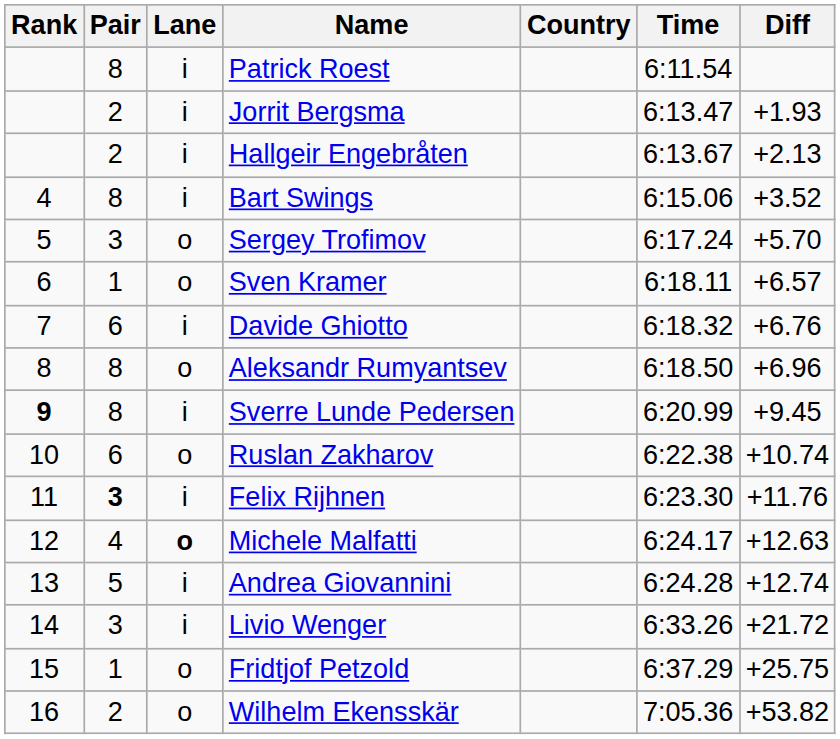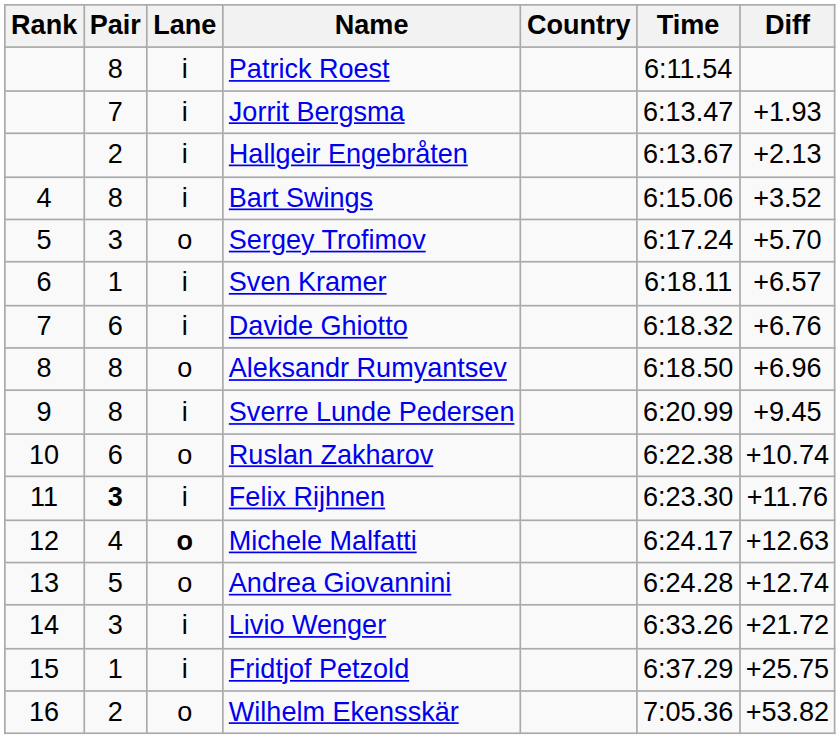(115, 111) 2 -> (115, 111) 7
(185, 283) o -> (185, 283) i
(44, 411) bold -> (44, 411) normal
(185, 583) i -> (185, 583) o
(185, 669) o -> (185, 669) i
